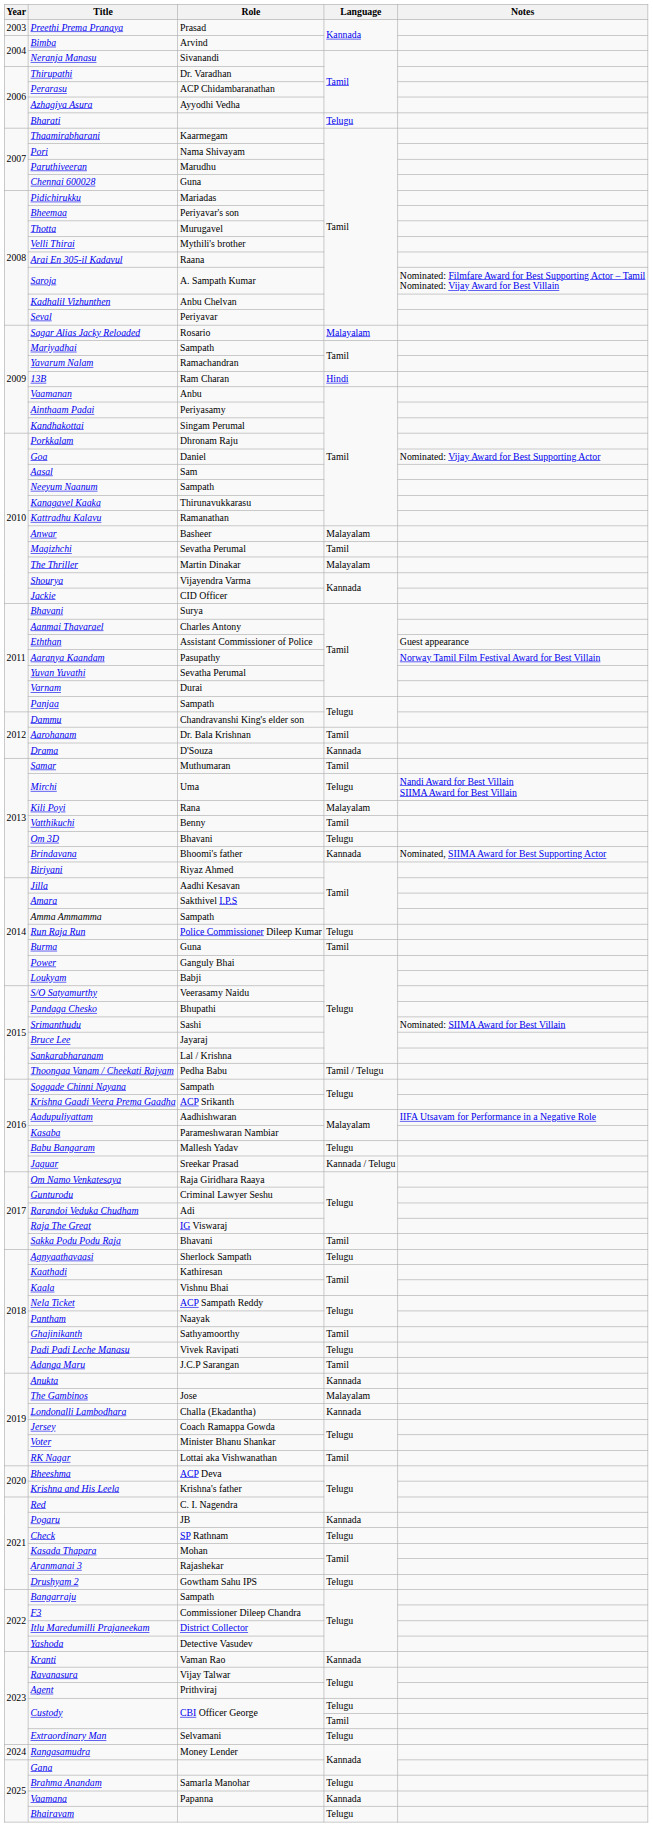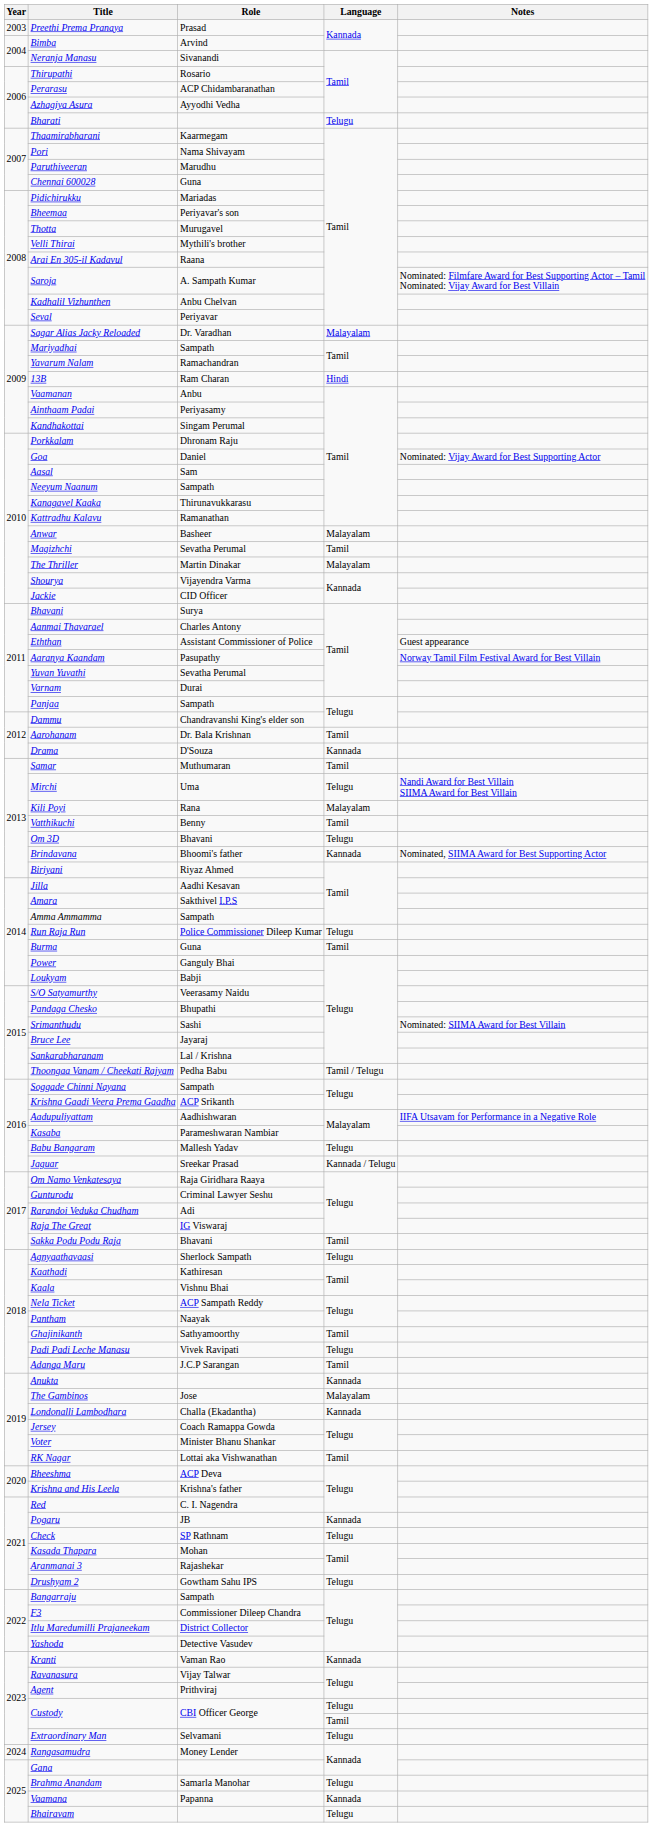(206, 74) Dr. Varadhan -> (195, 74) Rosario
(195, 332) Rosario -> (206, 332) Dr. Varadhan
